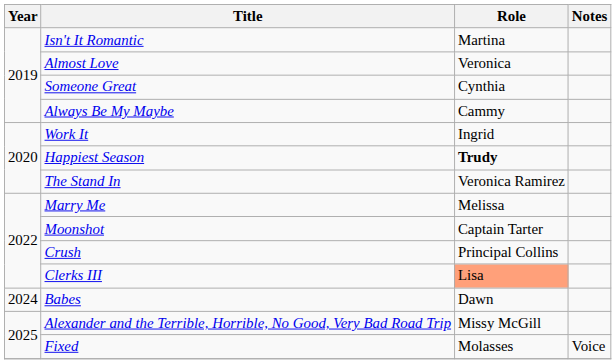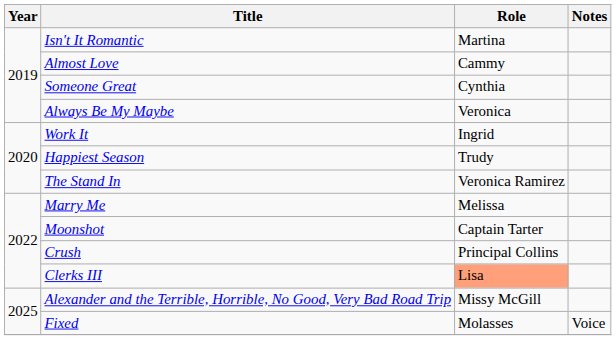(484, 63) Veronica -> (482, 63) Cammy
(482, 110) Cammy -> (484, 110) Veronica
(478, 157) bold -> (476, 157) normal
- row: (63, 299)
